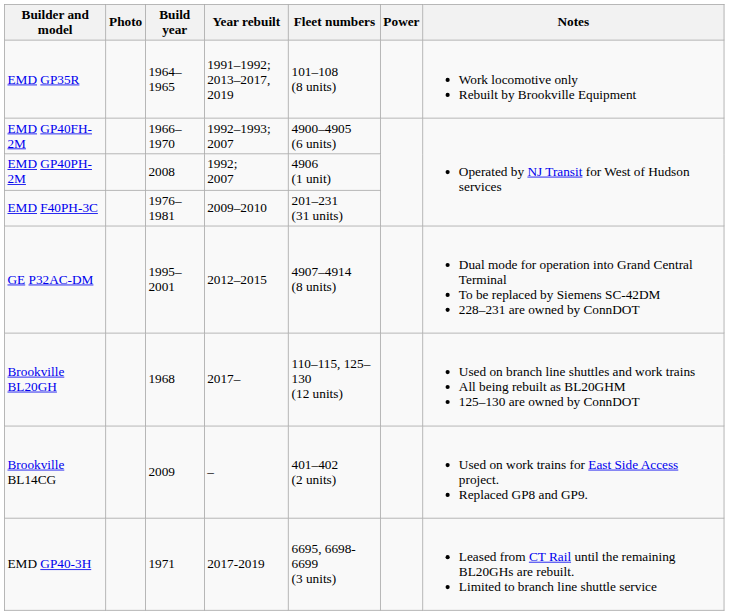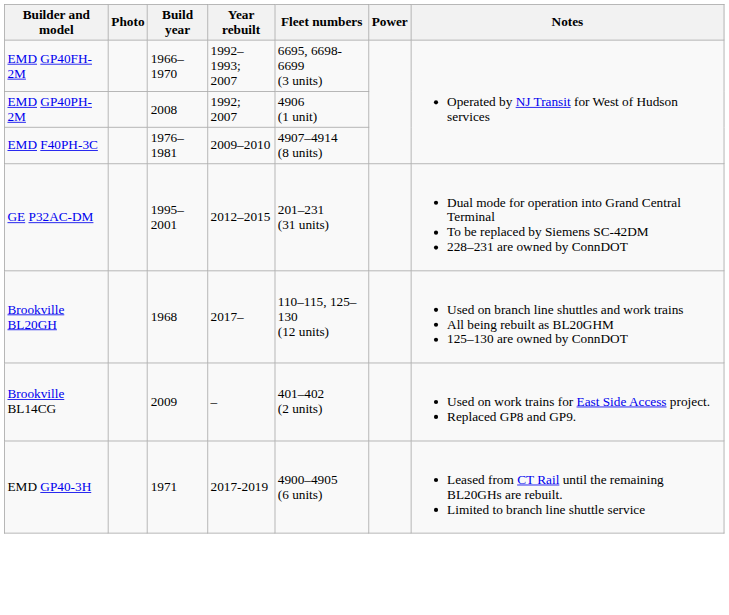- row: (43, 79)
(321, 136) 4900–4905 (6 units) -> (310, 65) 6695, 6698-6699 (3 units)
(317, 208) 201–231 (31 units) -> (308, 145) 4907–4914 (8 units)
(321, 279) 4907–4914 (8 units) -> (303, 217) 201–231 (31 units)
(324, 564) 6695, 6698-6699 (3 units) -> (308, 486) 4900–4905 (6 units)
